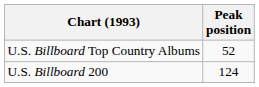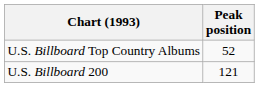(229, 72) 124 -> (229, 72) 121
